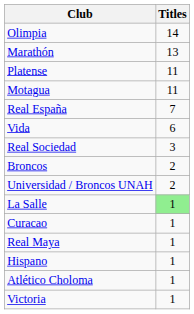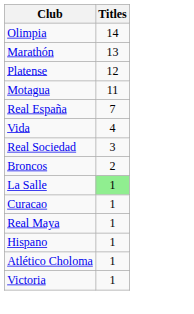(173, 71) 11 -> (113, 71) 12
(173, 128) 6 -> (113, 128) 4
- row: (80, 185)
